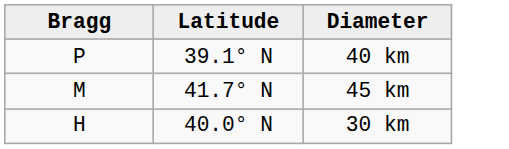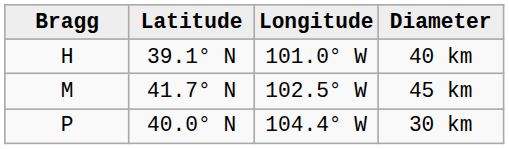+ column: (316, 22)
(79, 57) P -> (67, 57) H
(79, 126) H -> (67, 126) P
